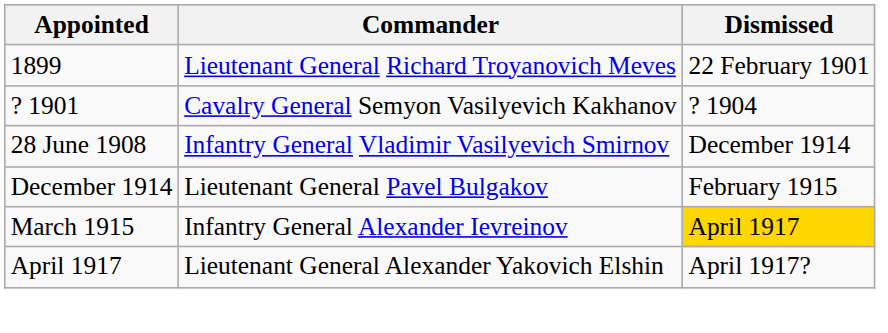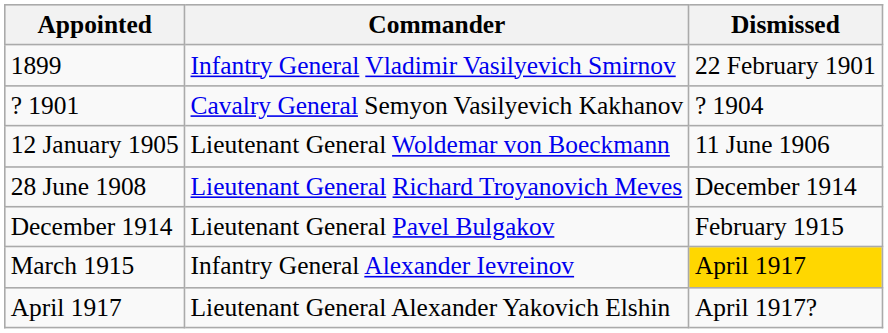(430, 65) Lieutenant General Richard Troyanovich Meves -> (433, 65) Infantry General Vladimir Vasilyevich Smirnov
+ row: (95, 145)
(427, 145) Infantry General Vladimir Vasilyevich Smirnov -> (436, 186) Lieutenant General Richard Troyanovich Meves
